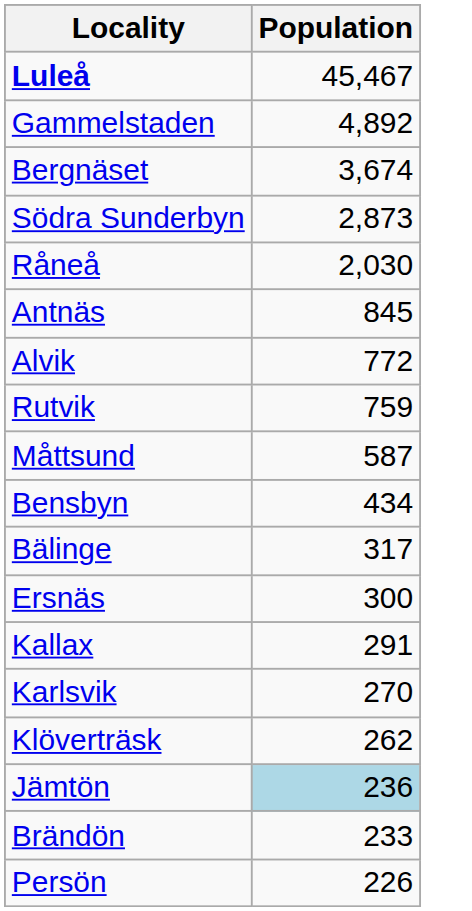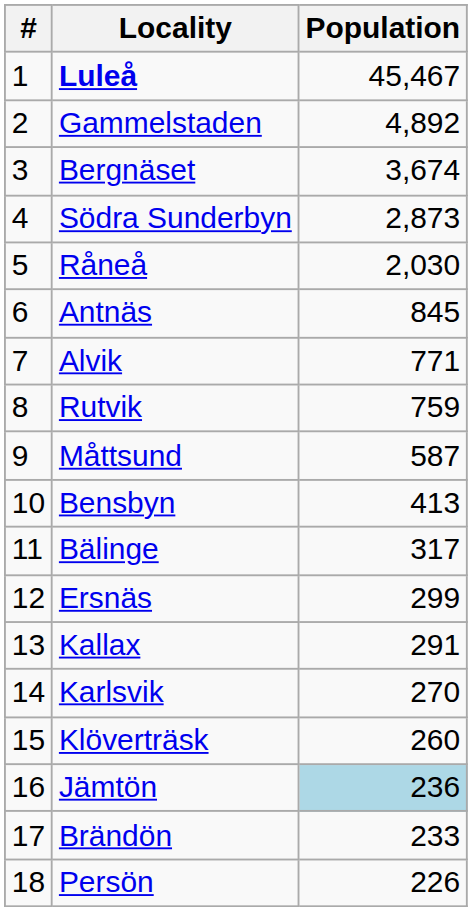+ column: (28, 28)
(388, 360) 772 -> (435, 360) 771
(388, 502) 434 -> (435, 502) 413
(388, 597) 300 -> (435, 597) 299
(388, 739) 262 -> (435, 739) 260
